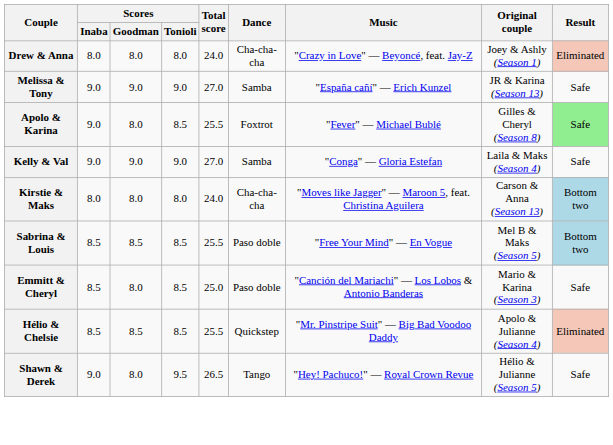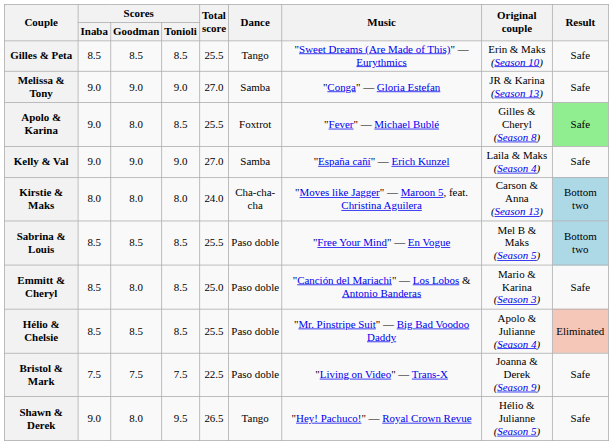- row: (41, 56)
+ row: (41, 56)
(383, 87) "España cañí" — Erich Kunzel -> (382, 87) "Conga" — Gloria Estefan
(383, 162) "Conga" — Gloria Estefan -> (382, 162) "España cañí" — Erich Kunzel
(257, 331) Quickstep -> (255, 331) Paso doble
+ row: (41, 375)
